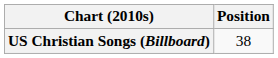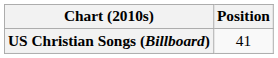(243, 41) 38 -> (243, 41) 41
